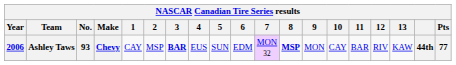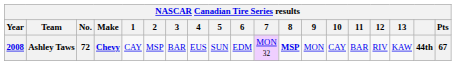(15, 47) 2006 -> (15, 47) 2008
(85, 47) 93 -> (85, 47) 72
(177, 47) bold -> (177, 47) normal
(443, 47) 77 -> (443, 47) 67
